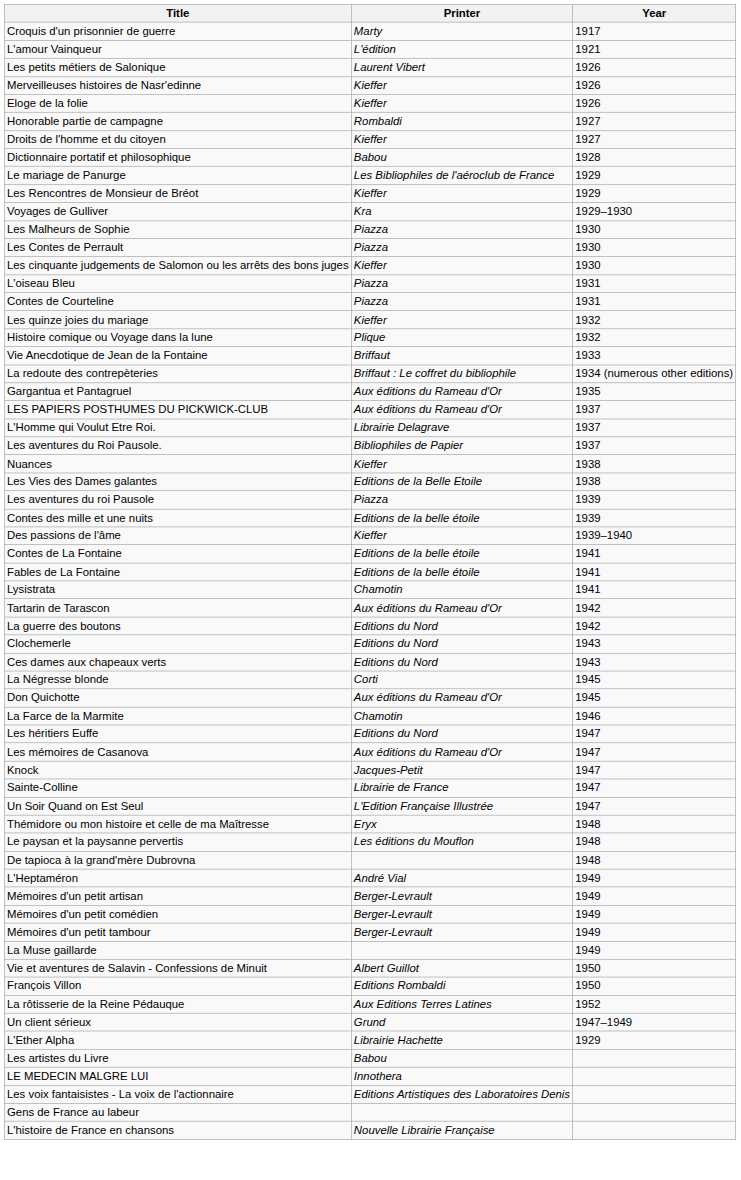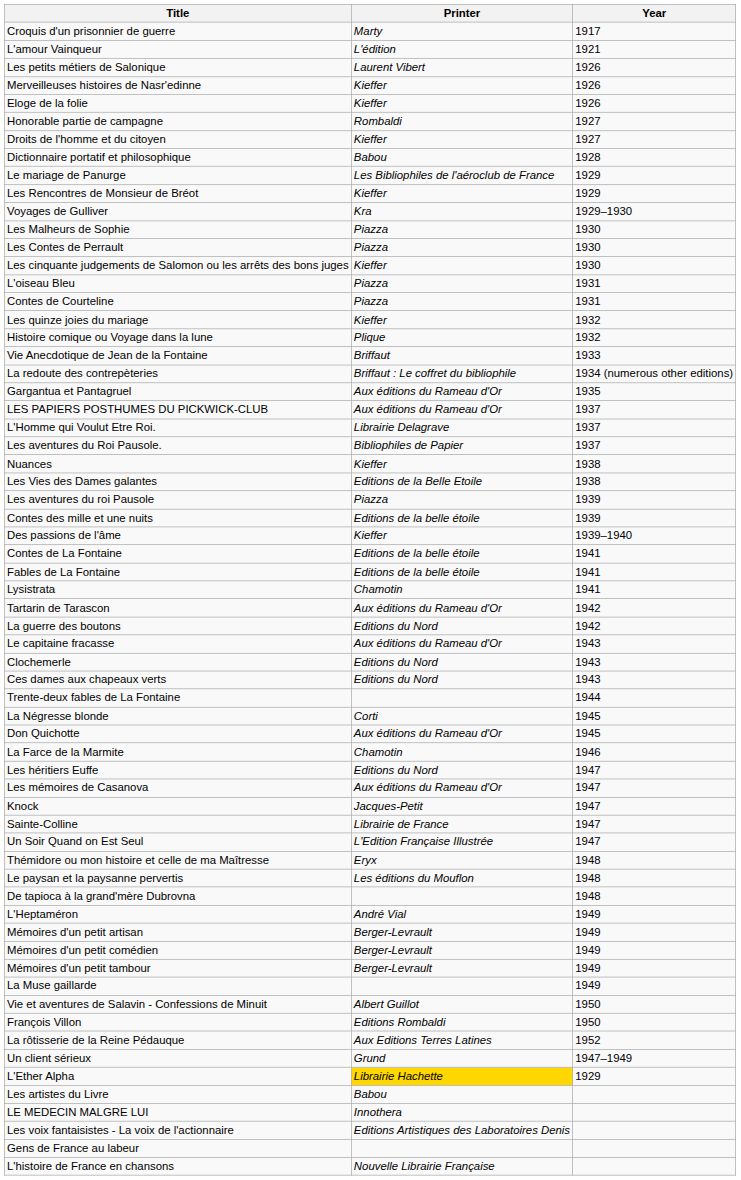+ row: (61, 644)
+ row: (94, 698)
(398, 1040) no background -> (398, 1076) gold background
